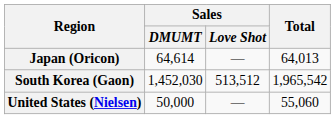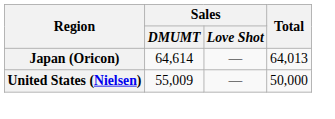- row: (74, 80)
(175, 102) 50,000 -> (174, 80) 55,009
(300, 102) 55,060 -> (289, 80) 50,000
